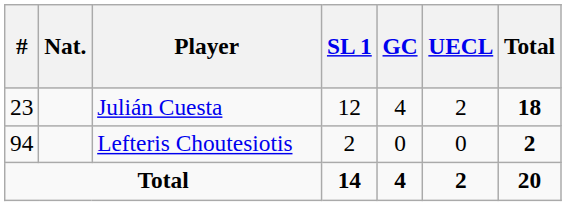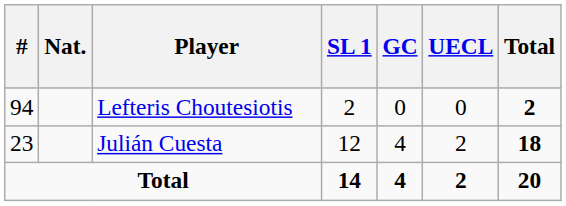rows swapped: (160, 106) <-> (195, 143)
